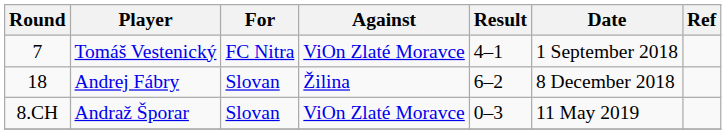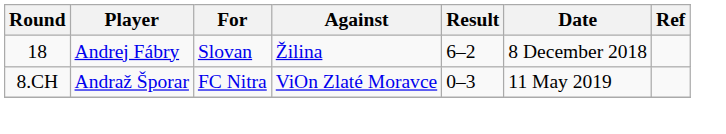- row: (146, 50)
(253, 112) Slovan -> (232, 81) FC Nitra
